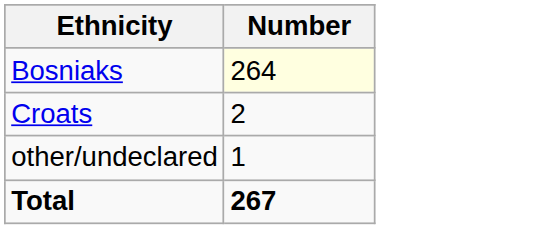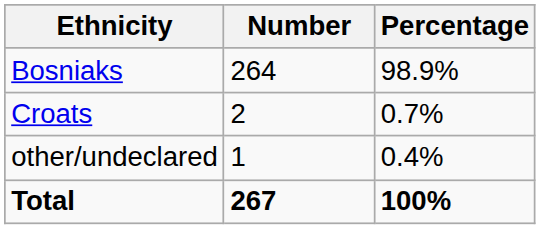+ column: (455, 26)
(253, 69) lightyellow background -> (253, 69) no background
